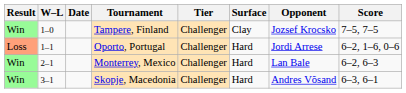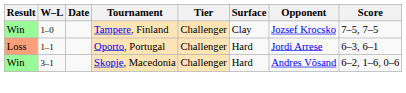(370, 46) 6–2, 1–6, 0–6 -> (360, 46) 6–3, 6–1
- row: (135, 63)
(360, 79) 6–3, 6–1 -> (370, 63) 6–2, 1–6, 0–6
